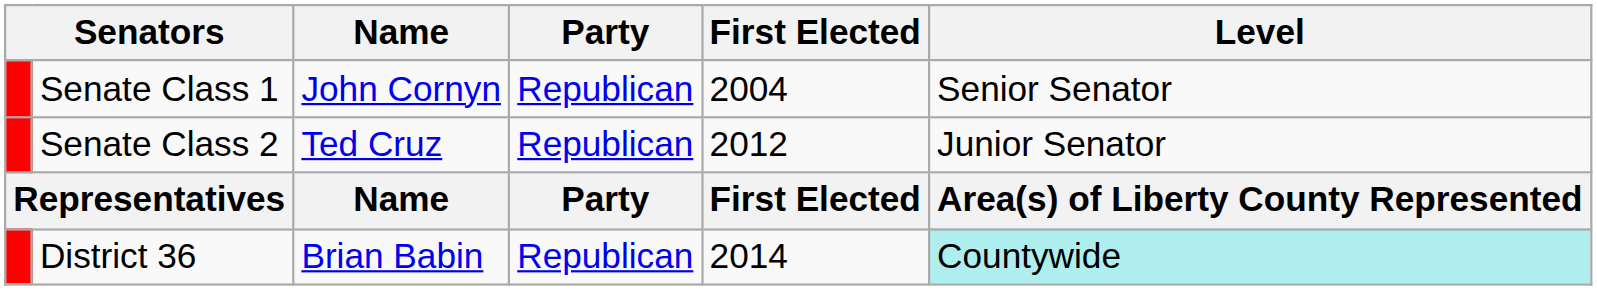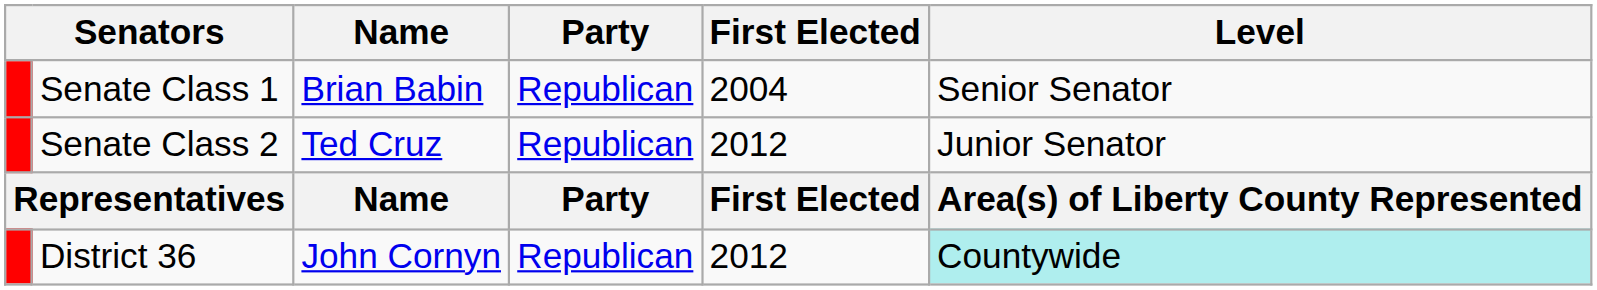(401, 88) John Cornyn -> (392, 88) Brian Babin
(392, 255) Brian Babin -> (401, 255) John Cornyn
(749, 255) 2014 -> (749, 255) 2012
